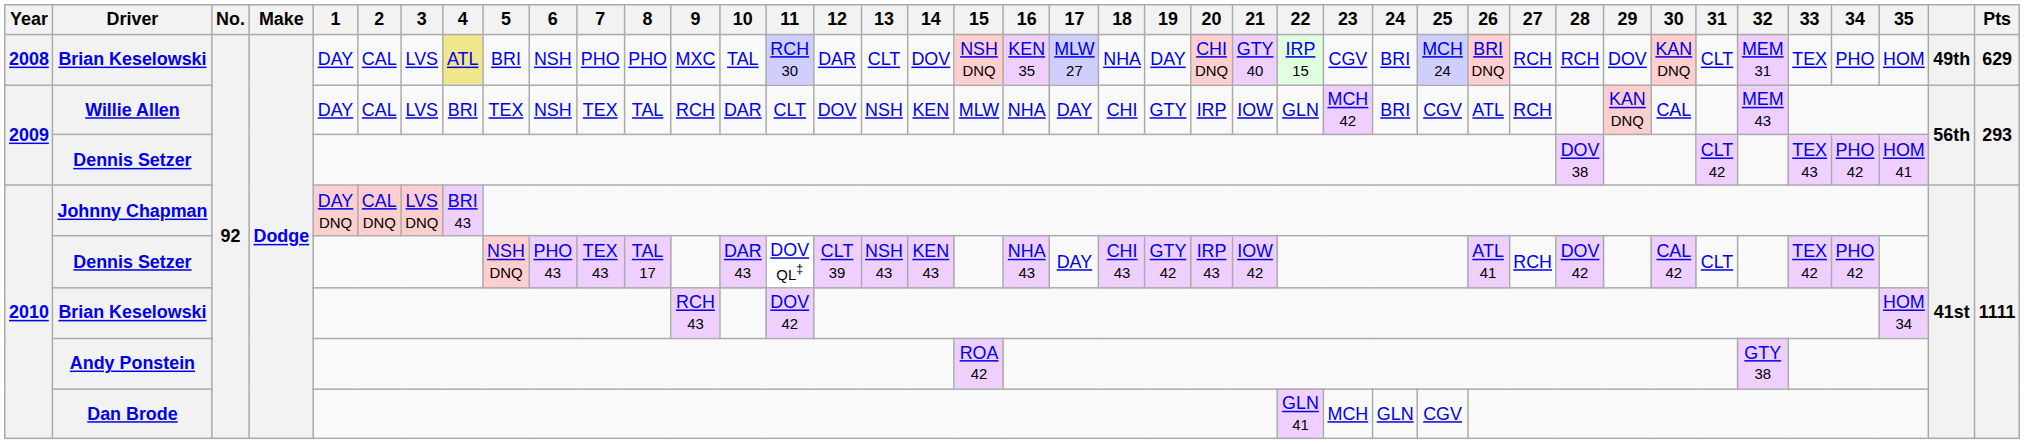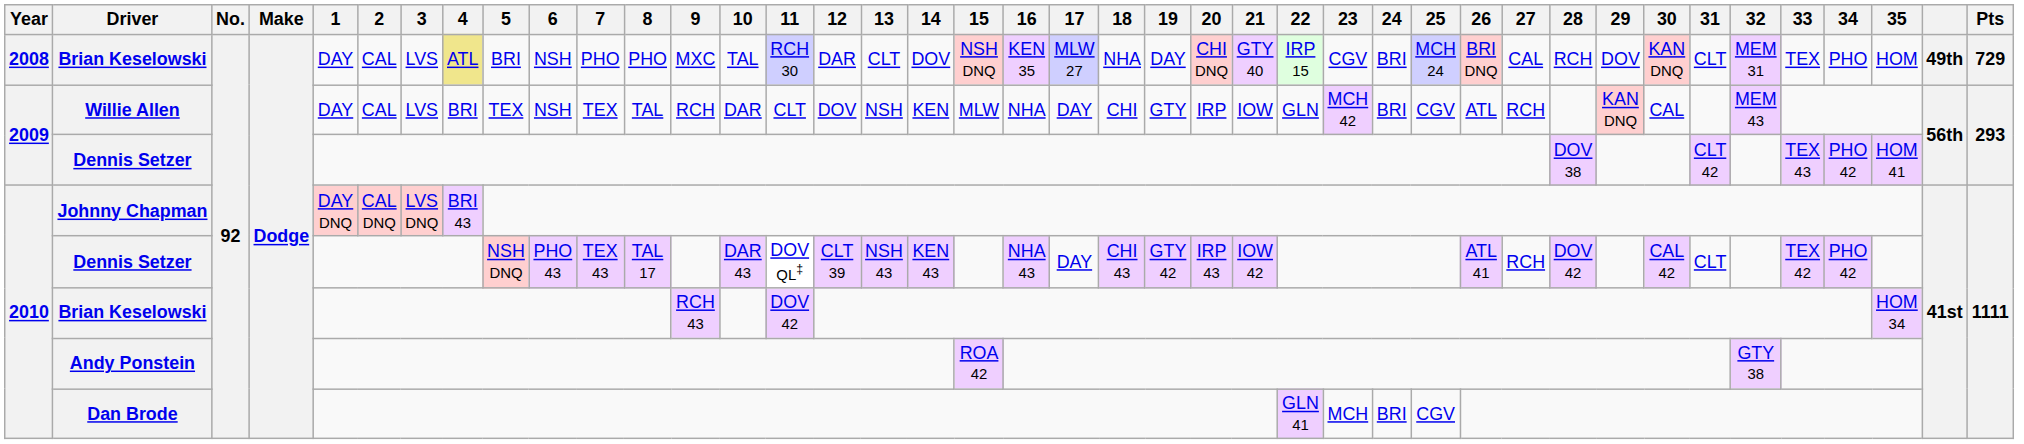(1533, 59) RCH -> (1526, 59) CAL
(1997, 59) 629 -> (1990, 59) 729
(1395, 414) GLN -> (1392, 414) BRI
